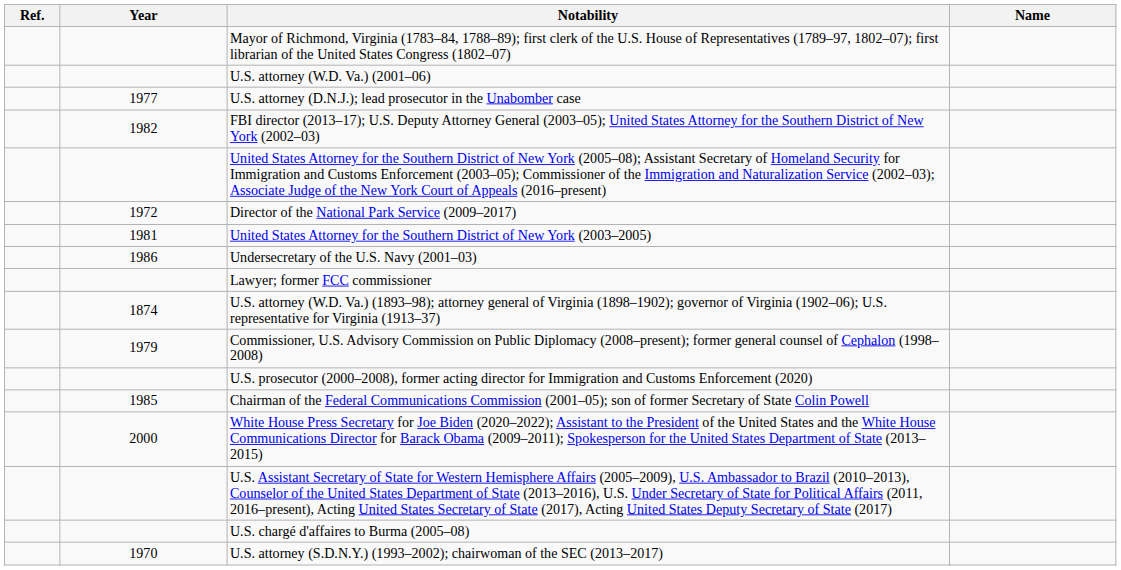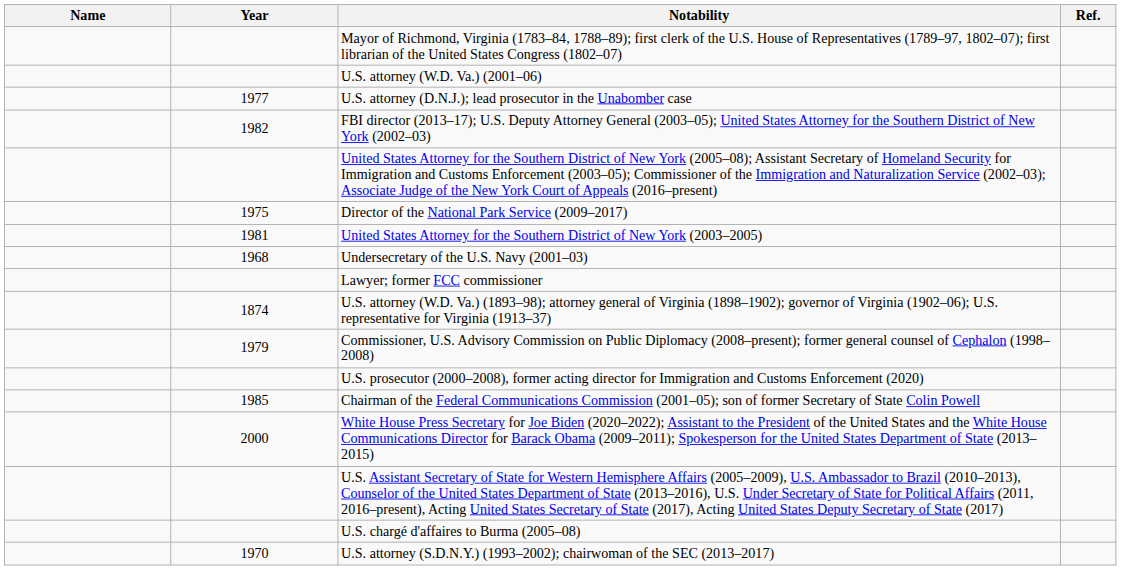columns swapped: (1033, 15) <-> (32, 15)
(143, 213) 1972 -> (254, 213) 1975
(143, 257) 1986 -> (254, 257) 1968
